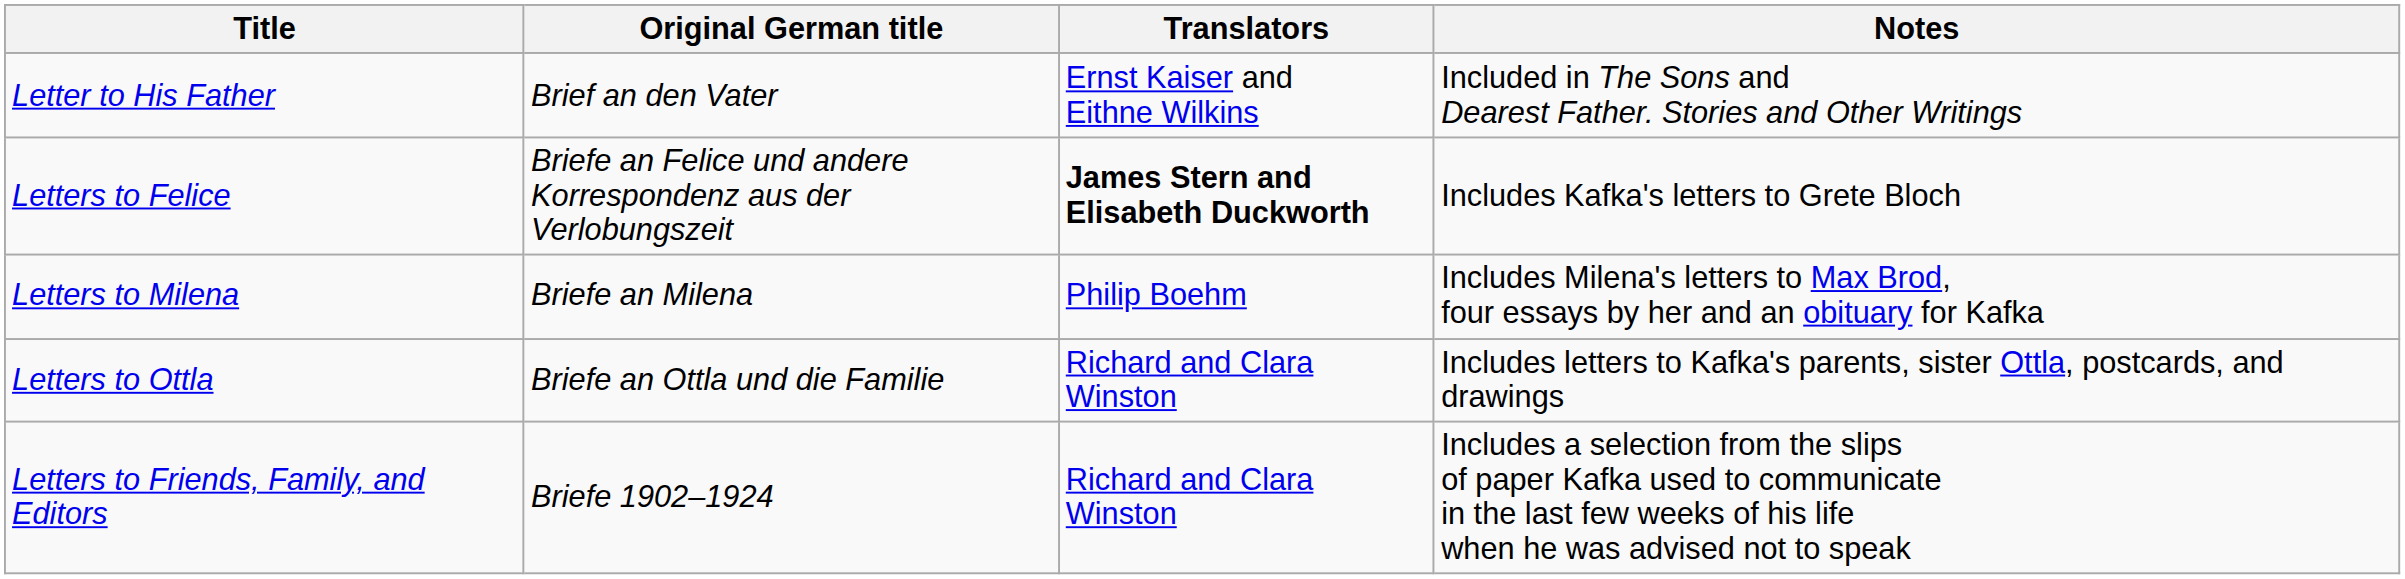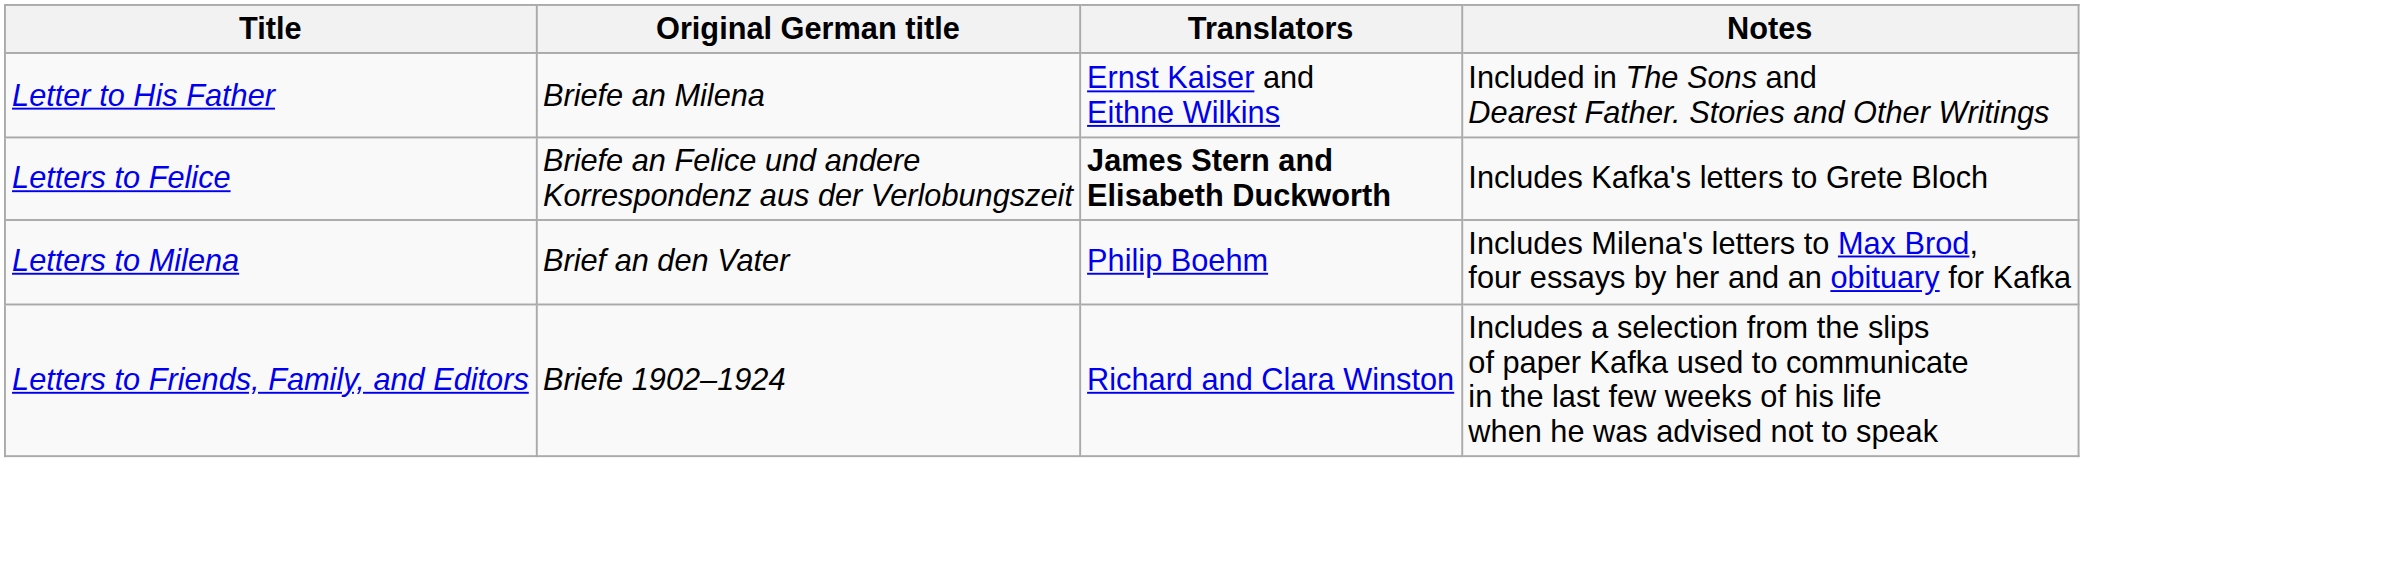(654, 94) Brief an den Vater -> (654, 94) Briefe an Milena
(642, 295) Briefe an Milena -> (666, 261) Brief an den Vater
- row: (113, 379)
